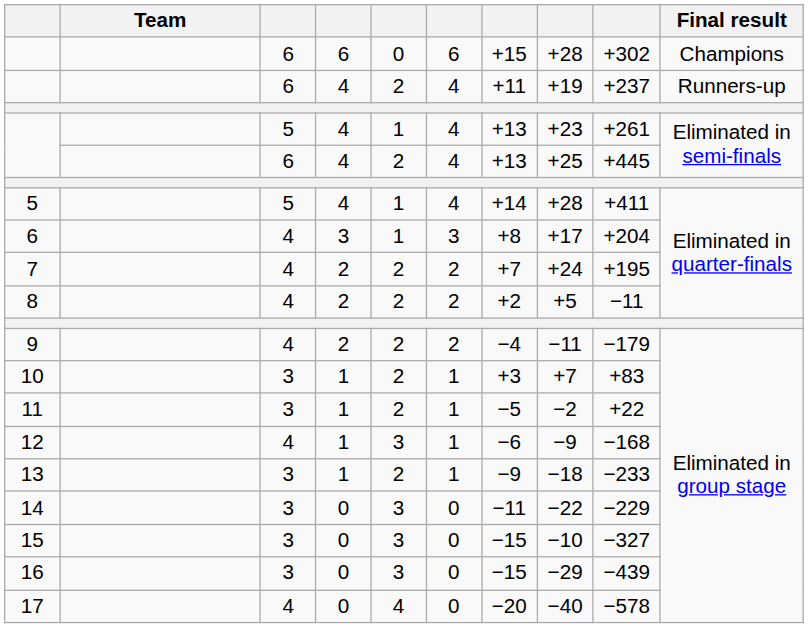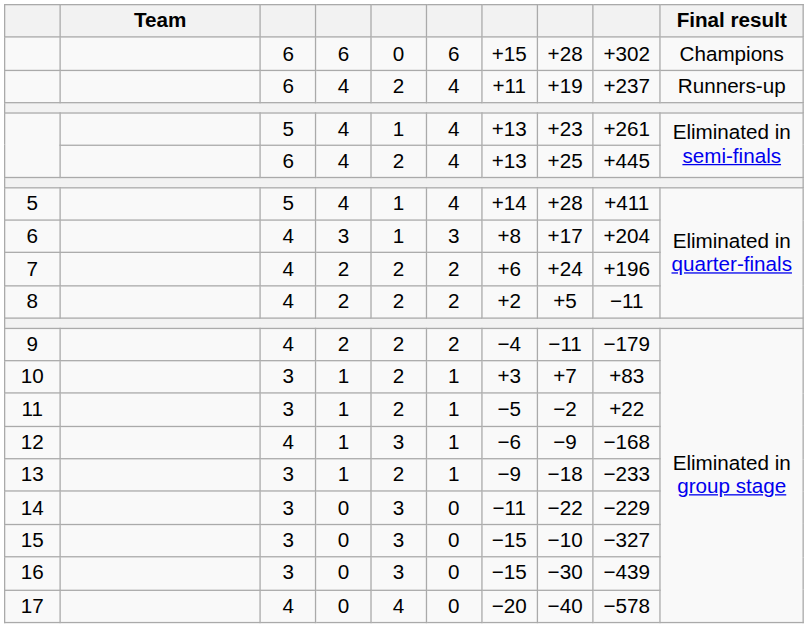(509, 269) +7 -> (509, 269) +6
(627, 269) +195 -> (627, 269) +196
(565, 573) −29 -> (565, 573) −30
